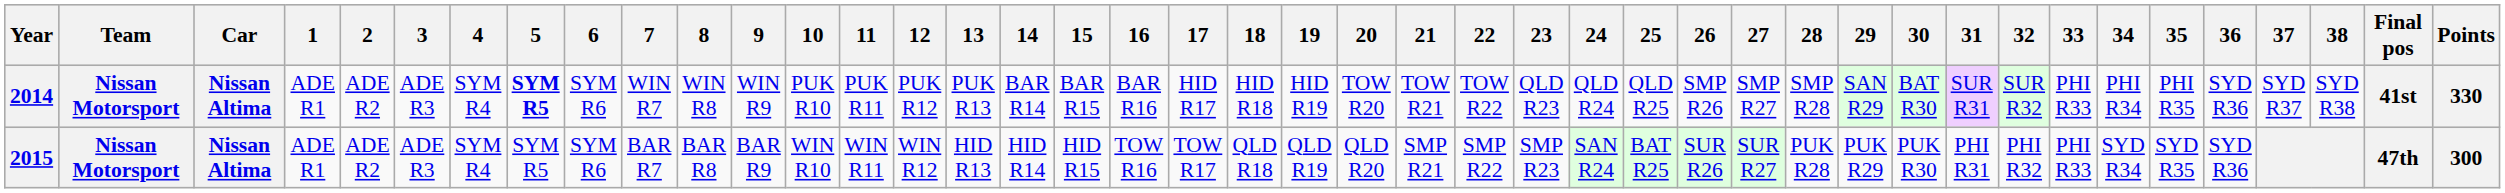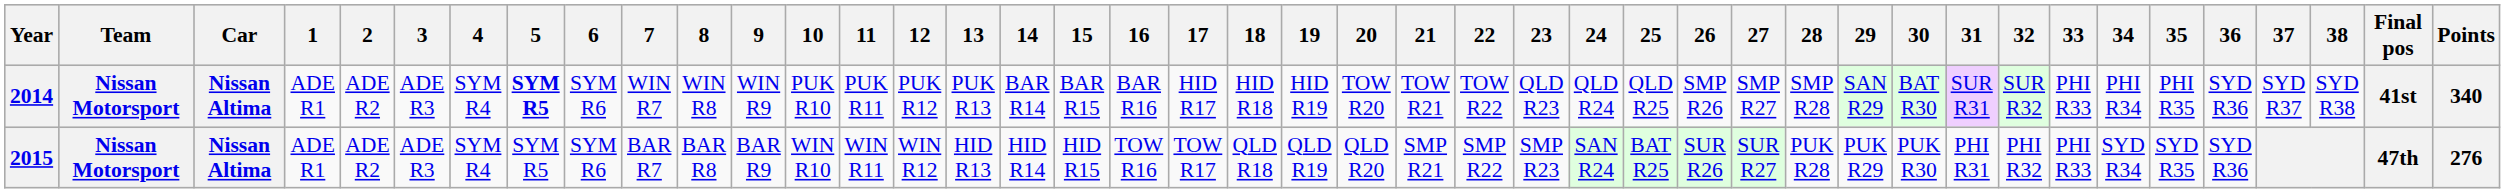(2466, 95) 330 -> (2466, 95) 340
(2466, 156) 300 -> (2466, 156) 276
